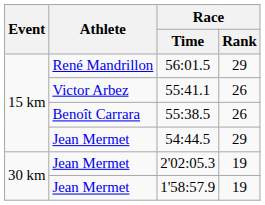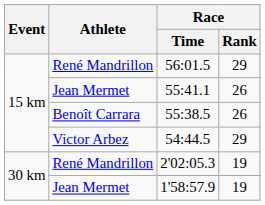(90, 90) Victor Arbez -> (91, 90) Jean Mermet
(91, 139) Jean Mermet -> (90, 139) Victor Arbez
(91, 163) Jean Mermet -> (103, 163) René Mandrillon
